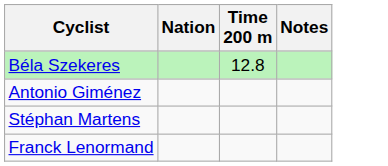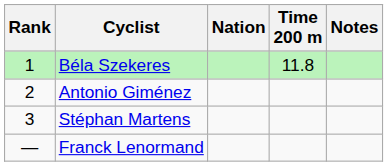+ column: (30, 27)
(248, 65) 12.8 -> (298, 65) 11.8
